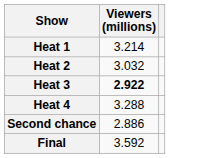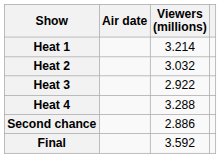+ column: (125, 20)
(129, 85) bold -> (180, 85) normal
